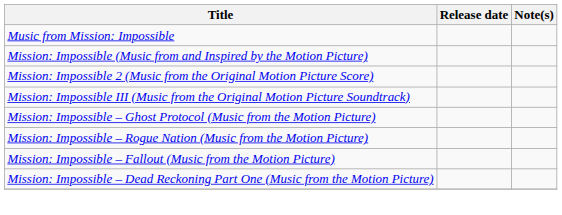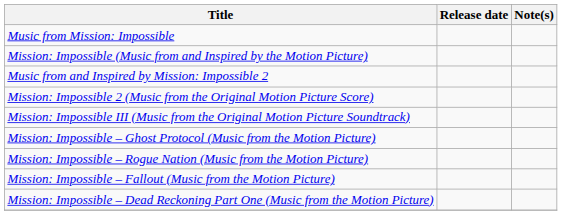+ row: (138, 76)
